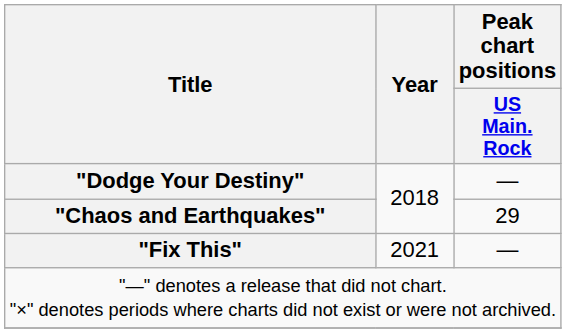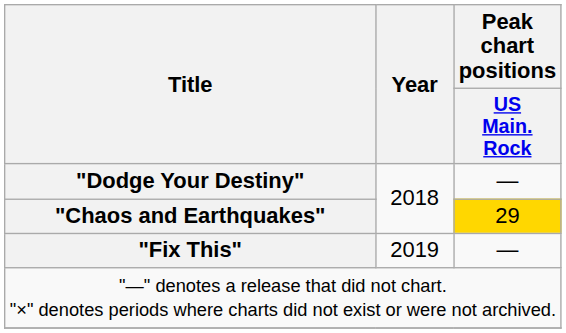(507, 215) no background -> (507, 215) gold background
(415, 250) 2021 -> (415, 250) 2019
